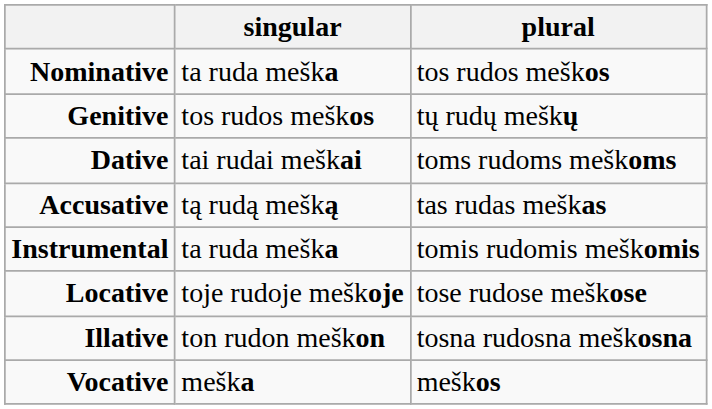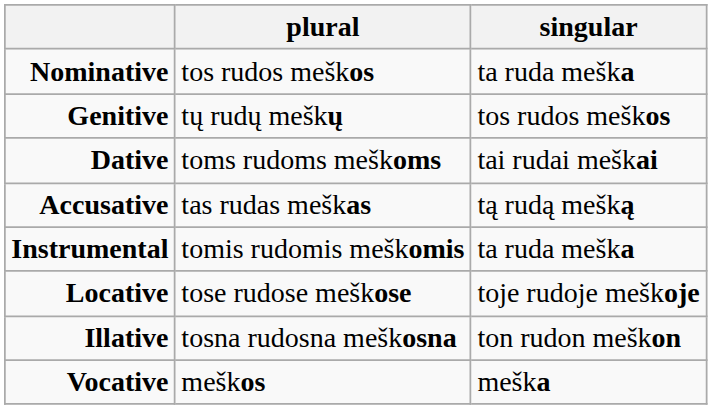columns swapped: (293, 26) <-> (558, 26)
